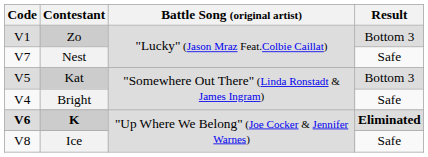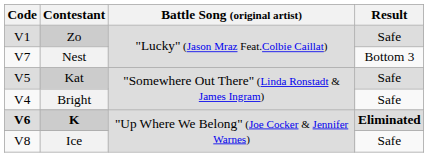(389, 36) Bottom 3 -> (389, 36) Safe
(389, 57) Safe -> (389, 57) Bottom 3
(389, 78) Bottom 3 -> (389, 78) Safe
